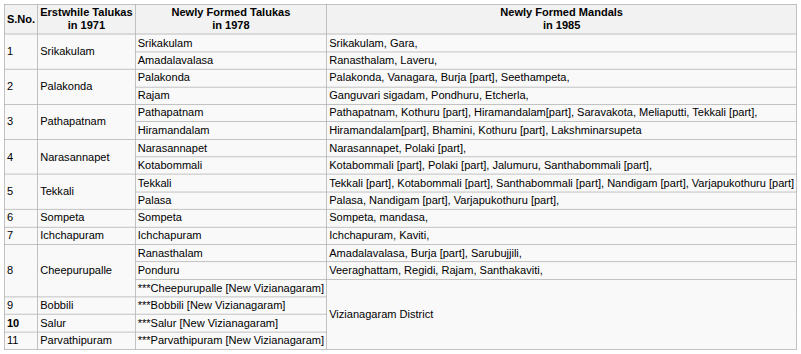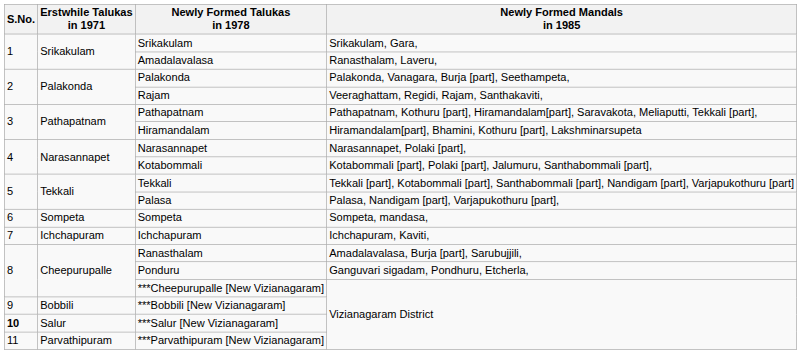(429, 95) Ganguvari sigadam, Pondhuru, Etcherla, -> (436, 95) Veeraghattam, Regidi, Rajam, Santhakaviti,
(436, 270) Veeraghattam, Regidi, Rajam, Santhakaviti, -> (429, 270) Ganguvari sigadam, Pondhuru, Etcherla,
